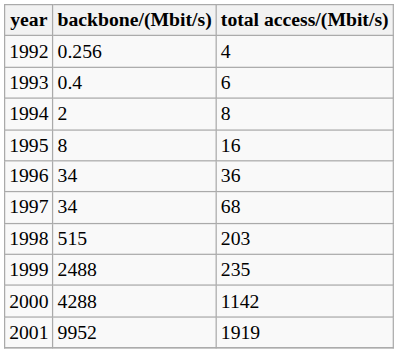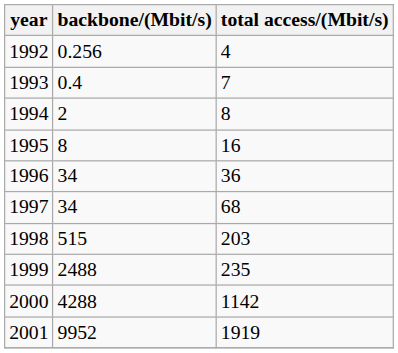(226, 82) 6 -> (226, 82) 7
